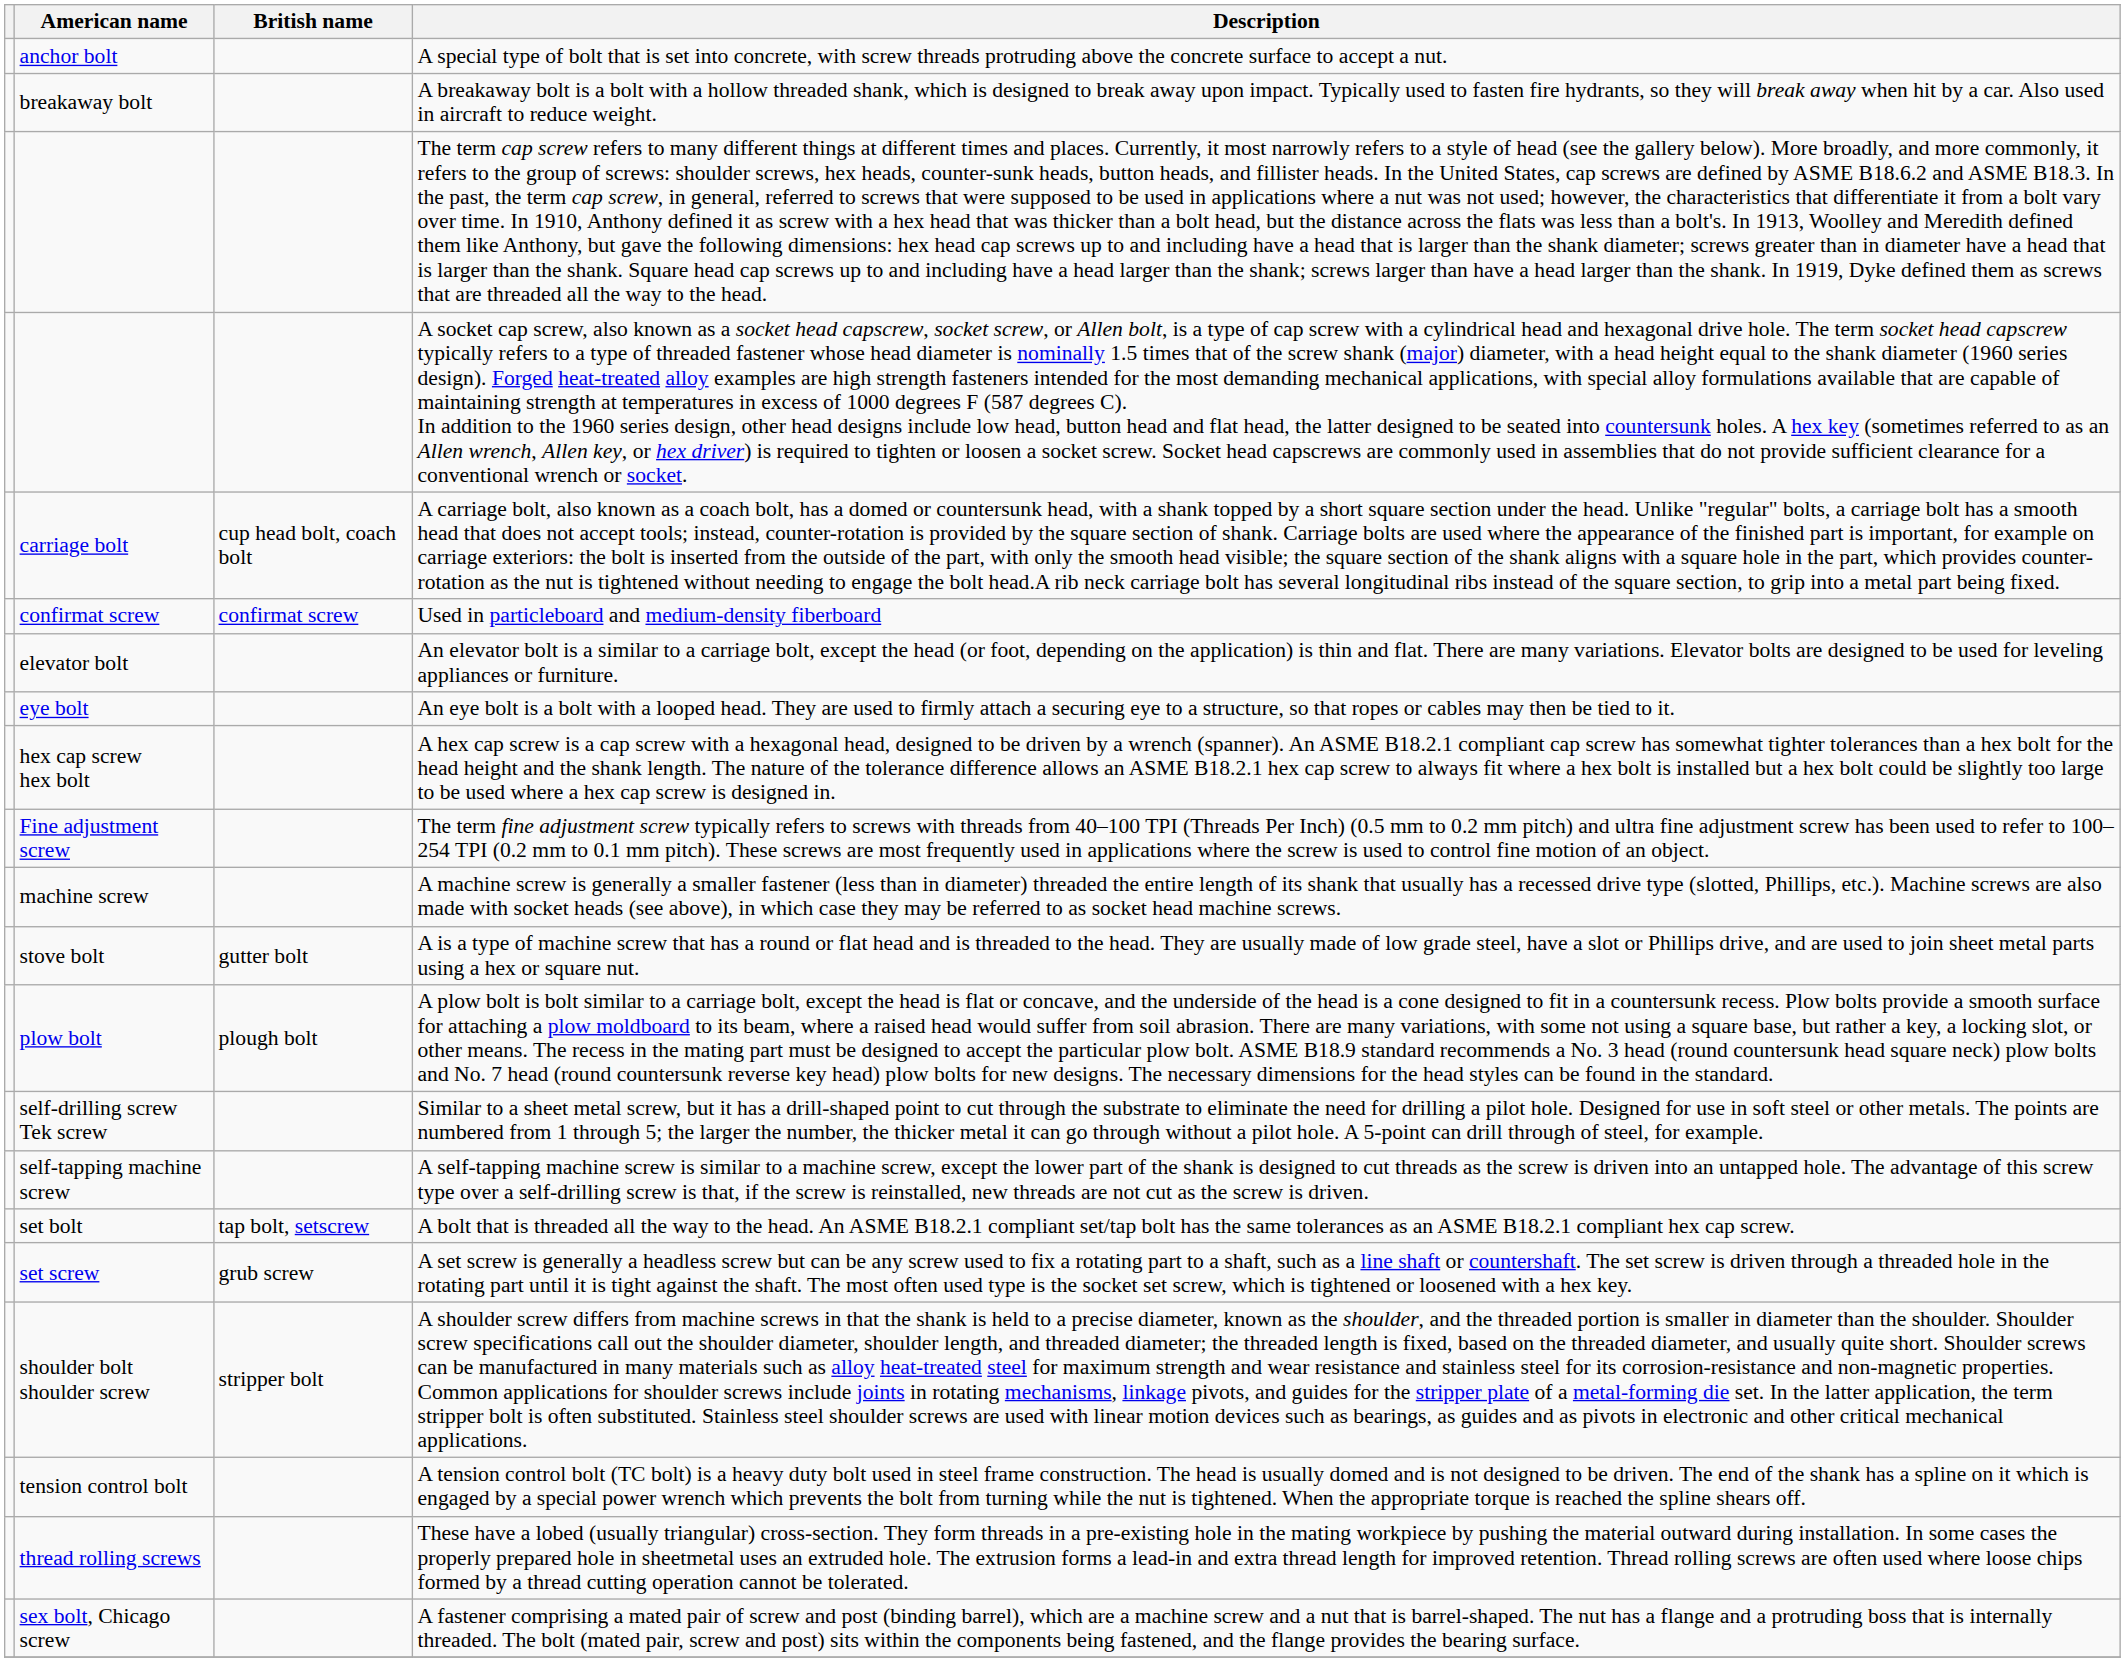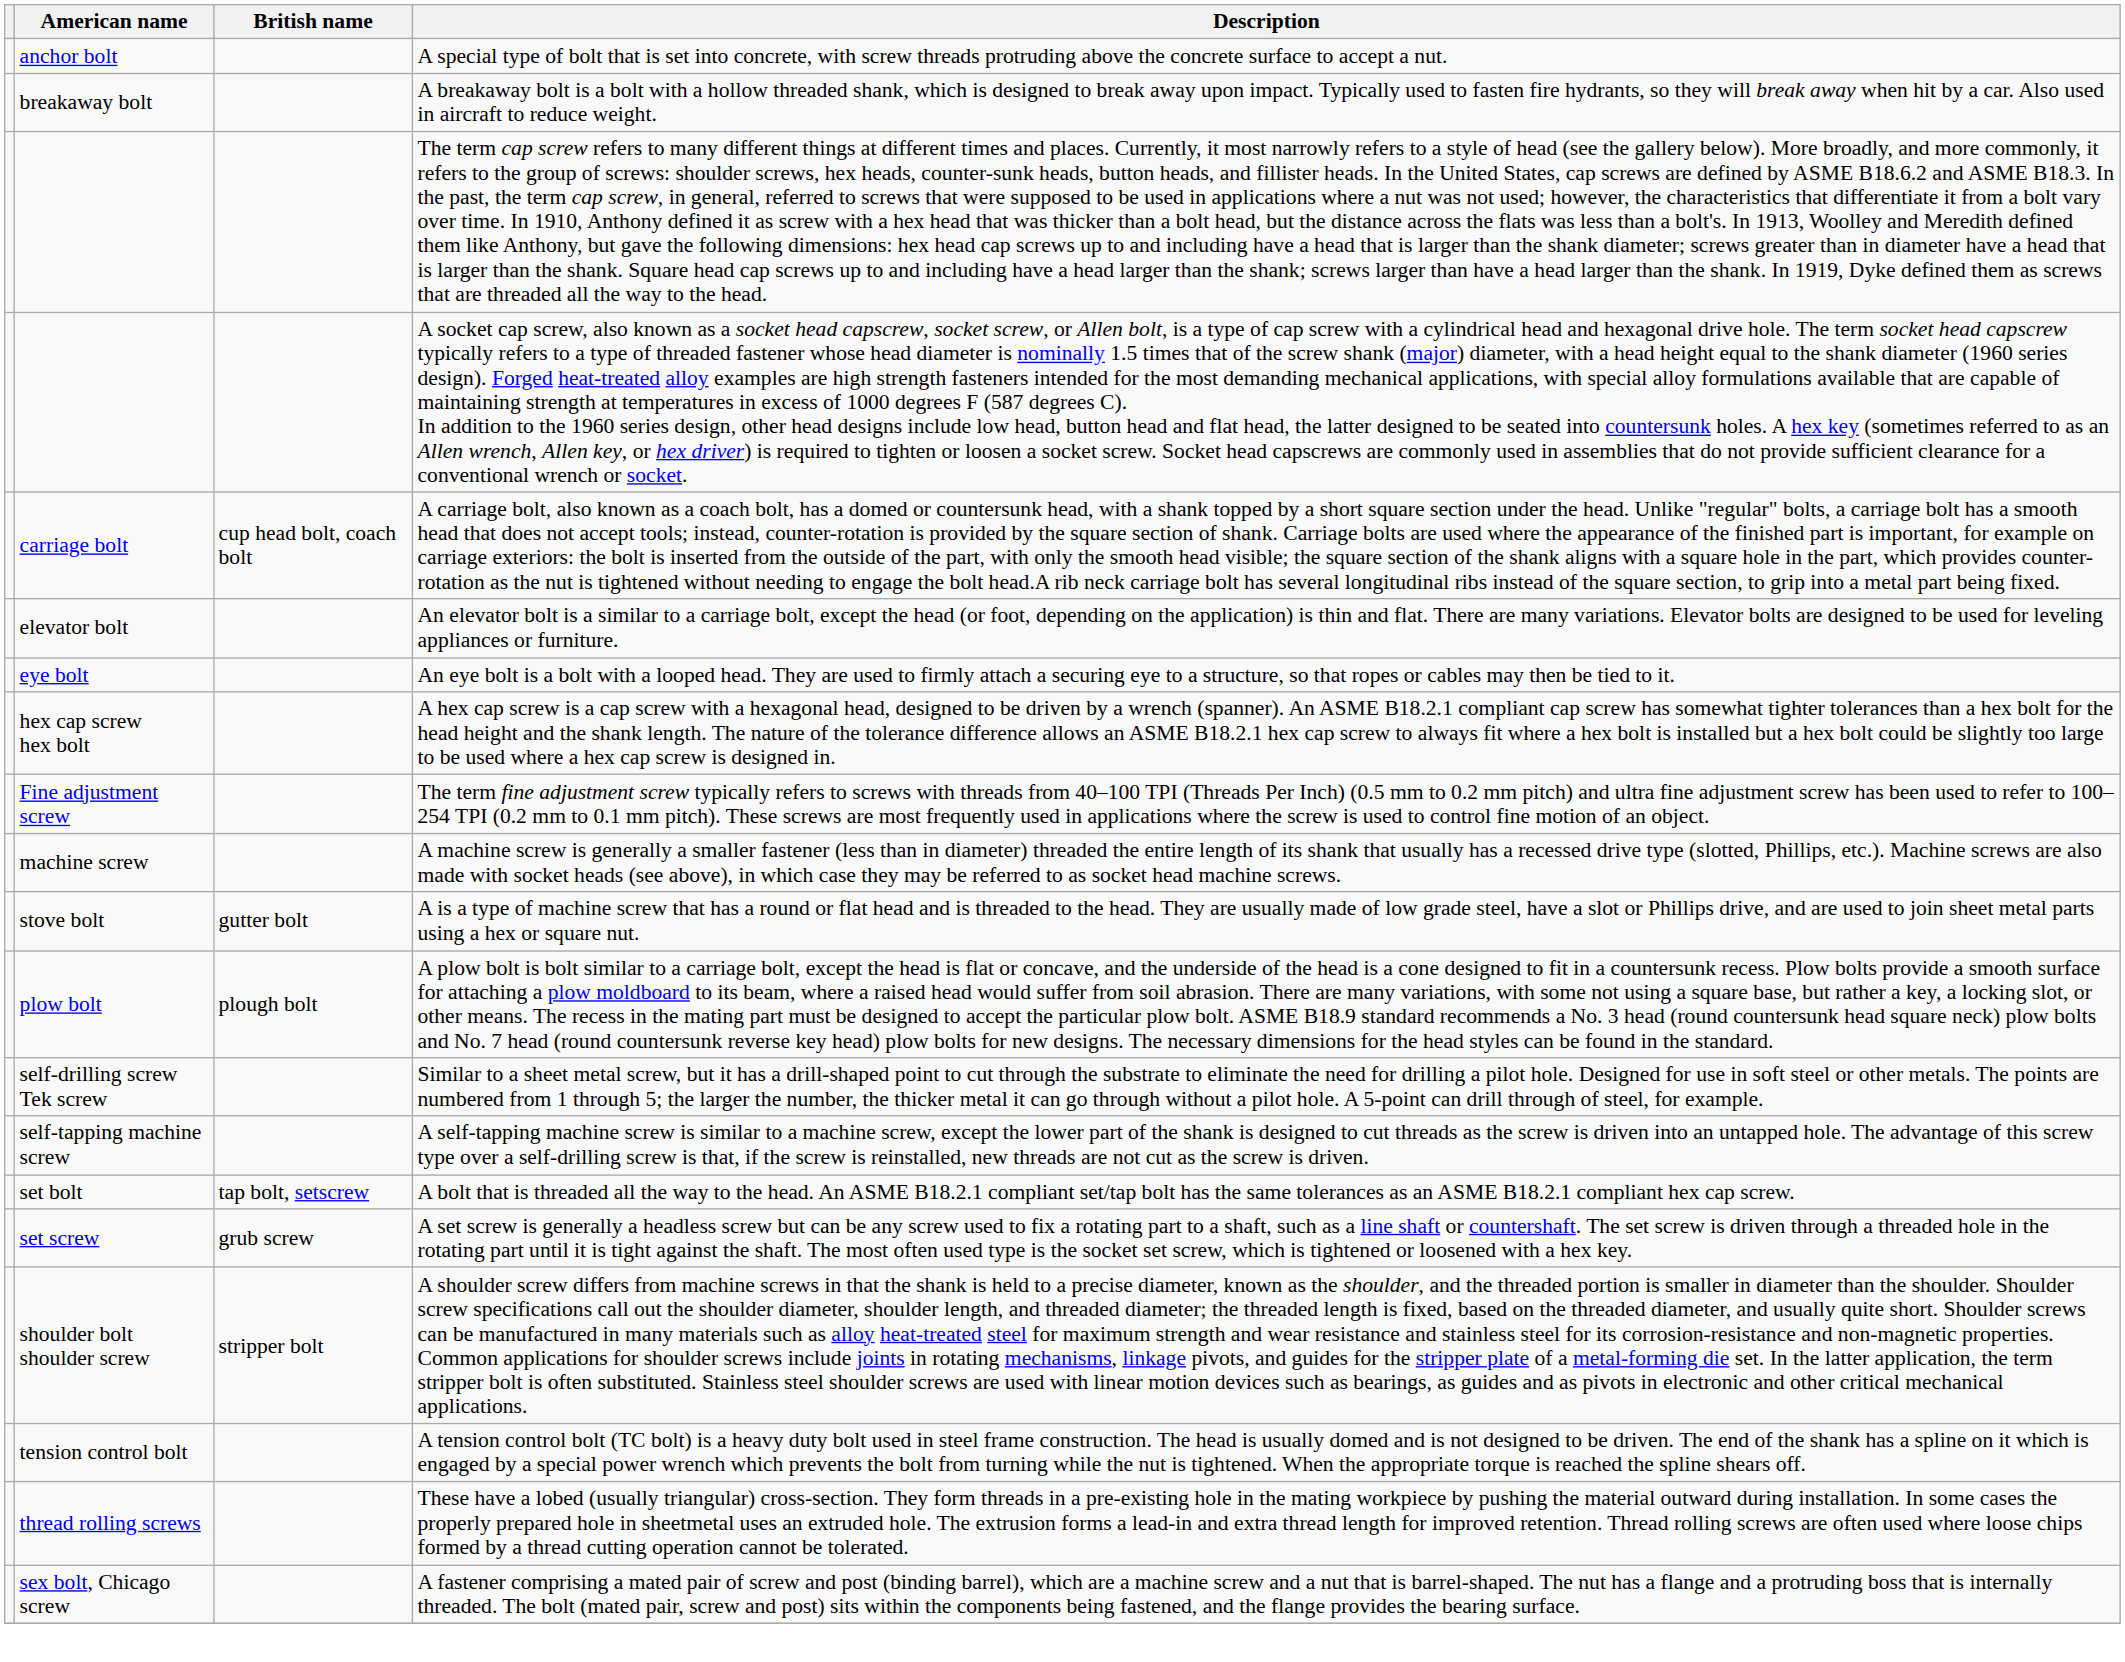- row: (649, 615)
